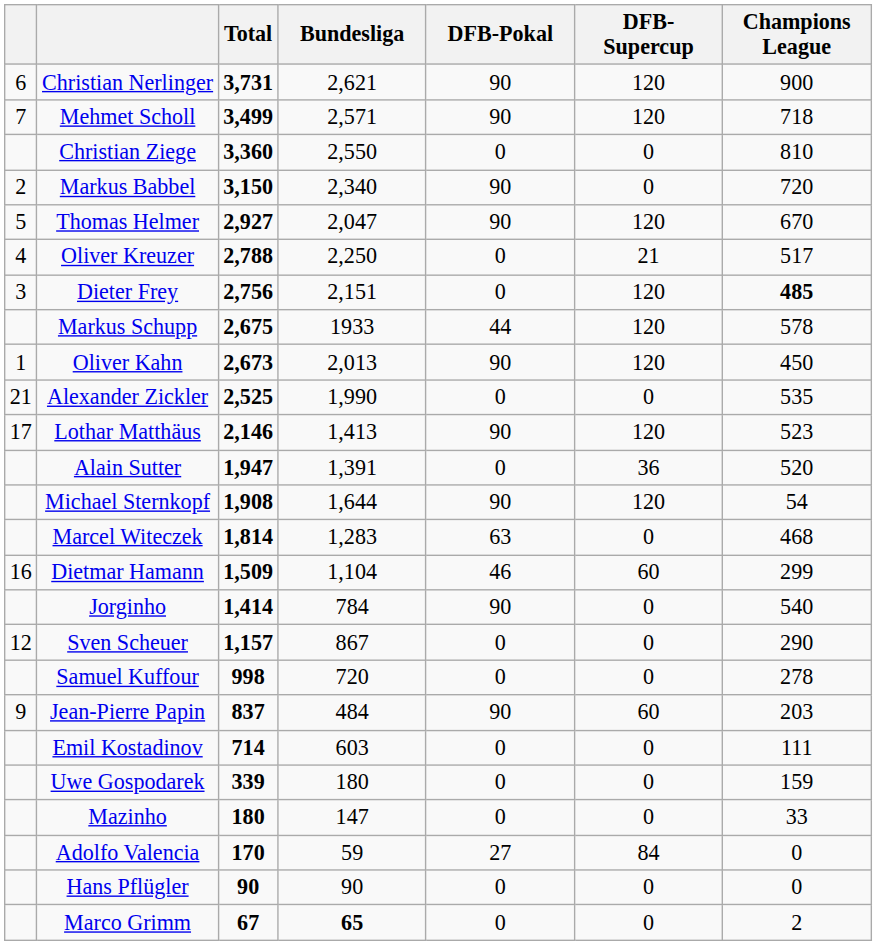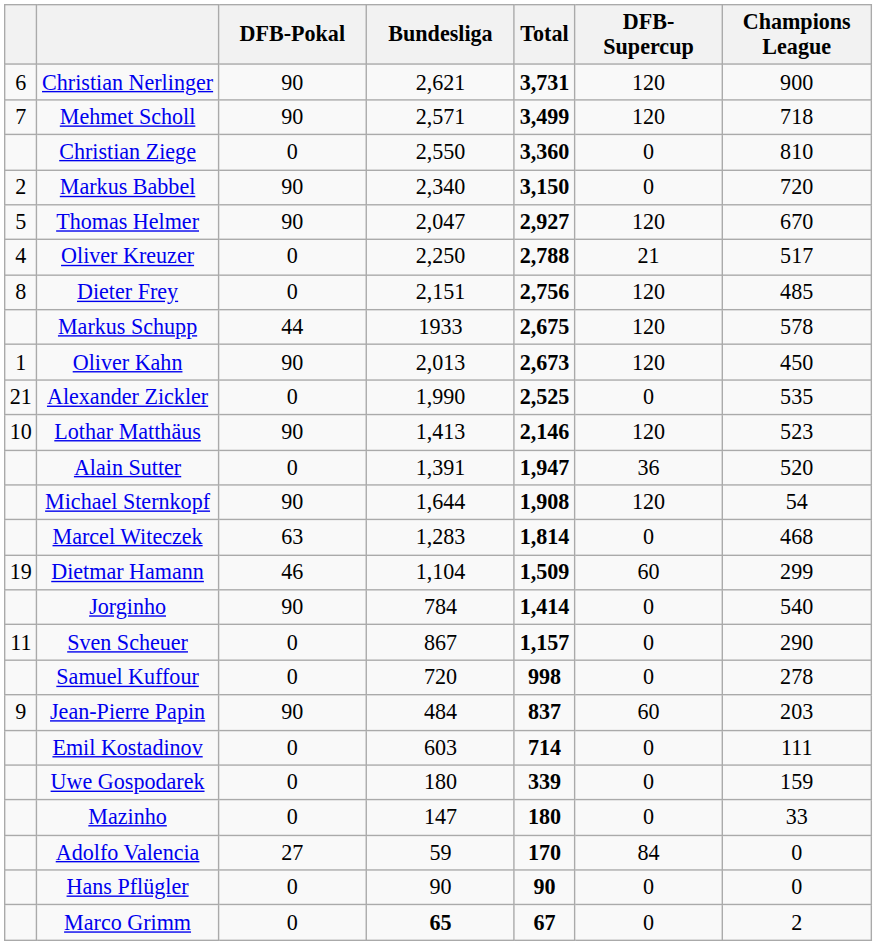columns swapped: (248, 34) <-> (500, 34)
(21, 291) 3 -> (21, 291) 8
(797, 291) bold -> (797, 291) normal
(21, 432) 17 -> (21, 432) 10
(21, 572) 16 -> (21, 572) 19
(21, 642) 12 -> (21, 642) 11
